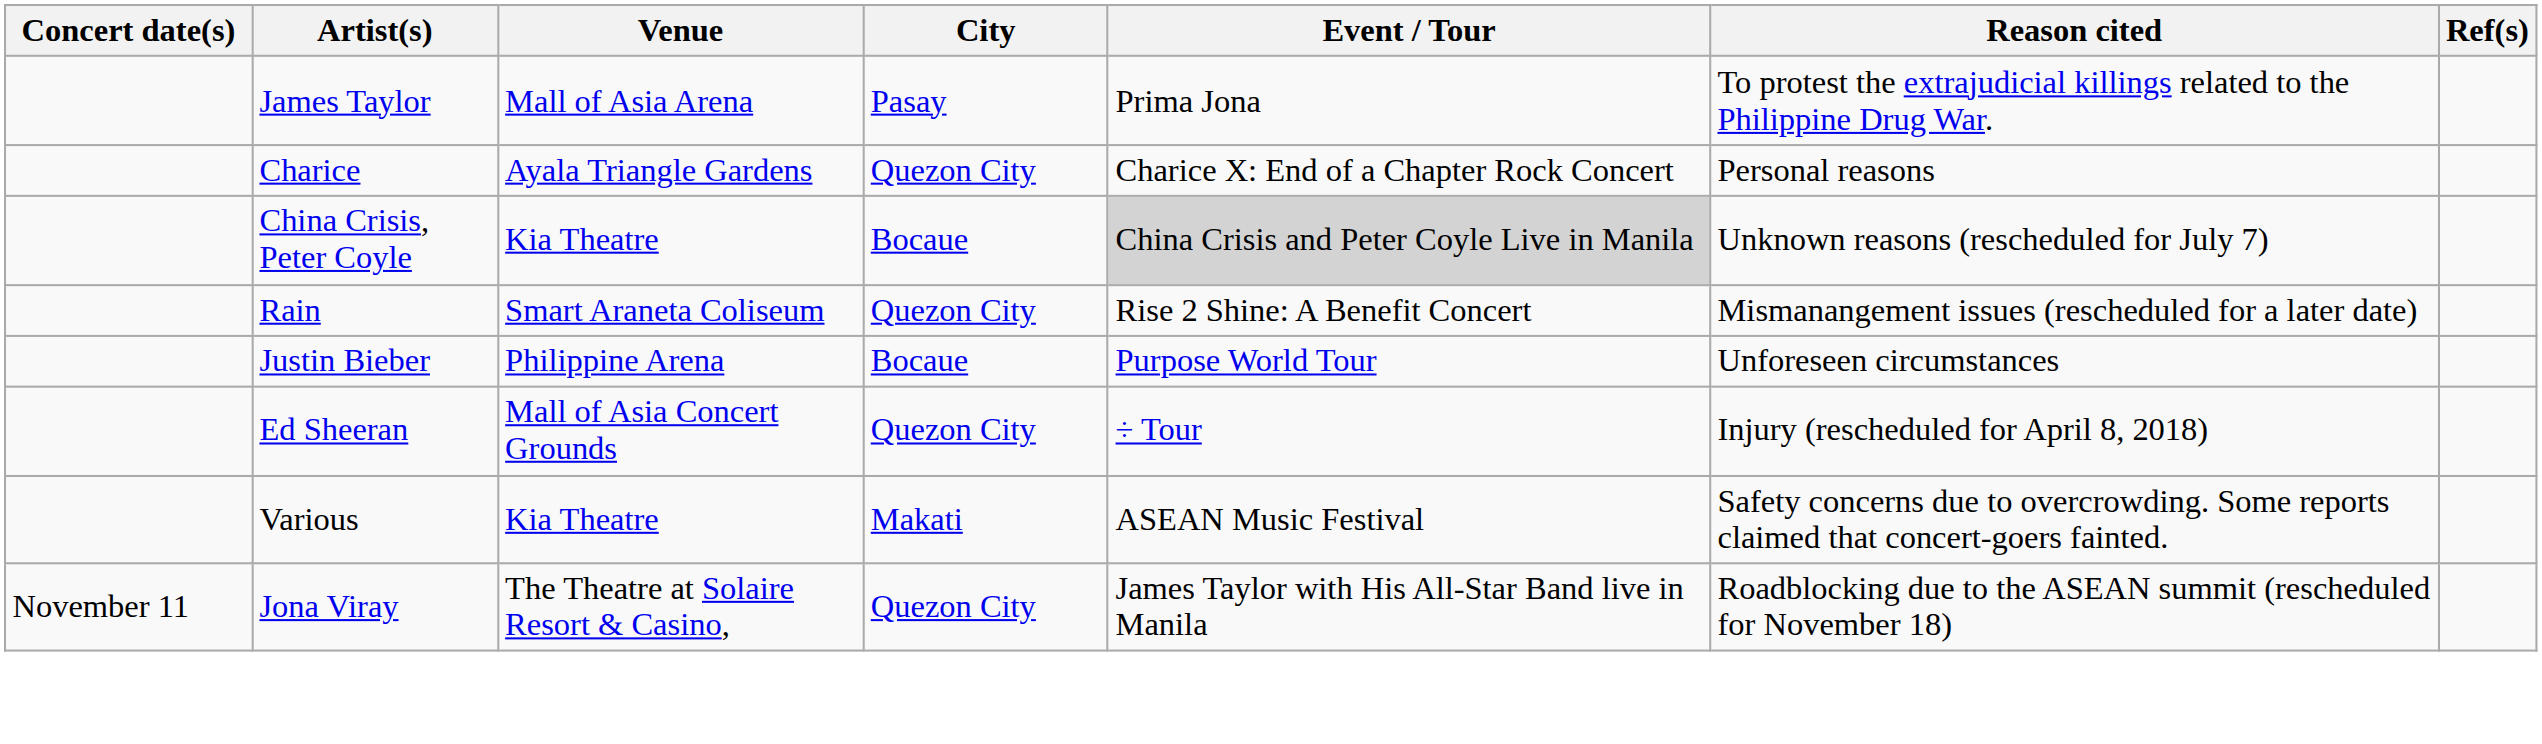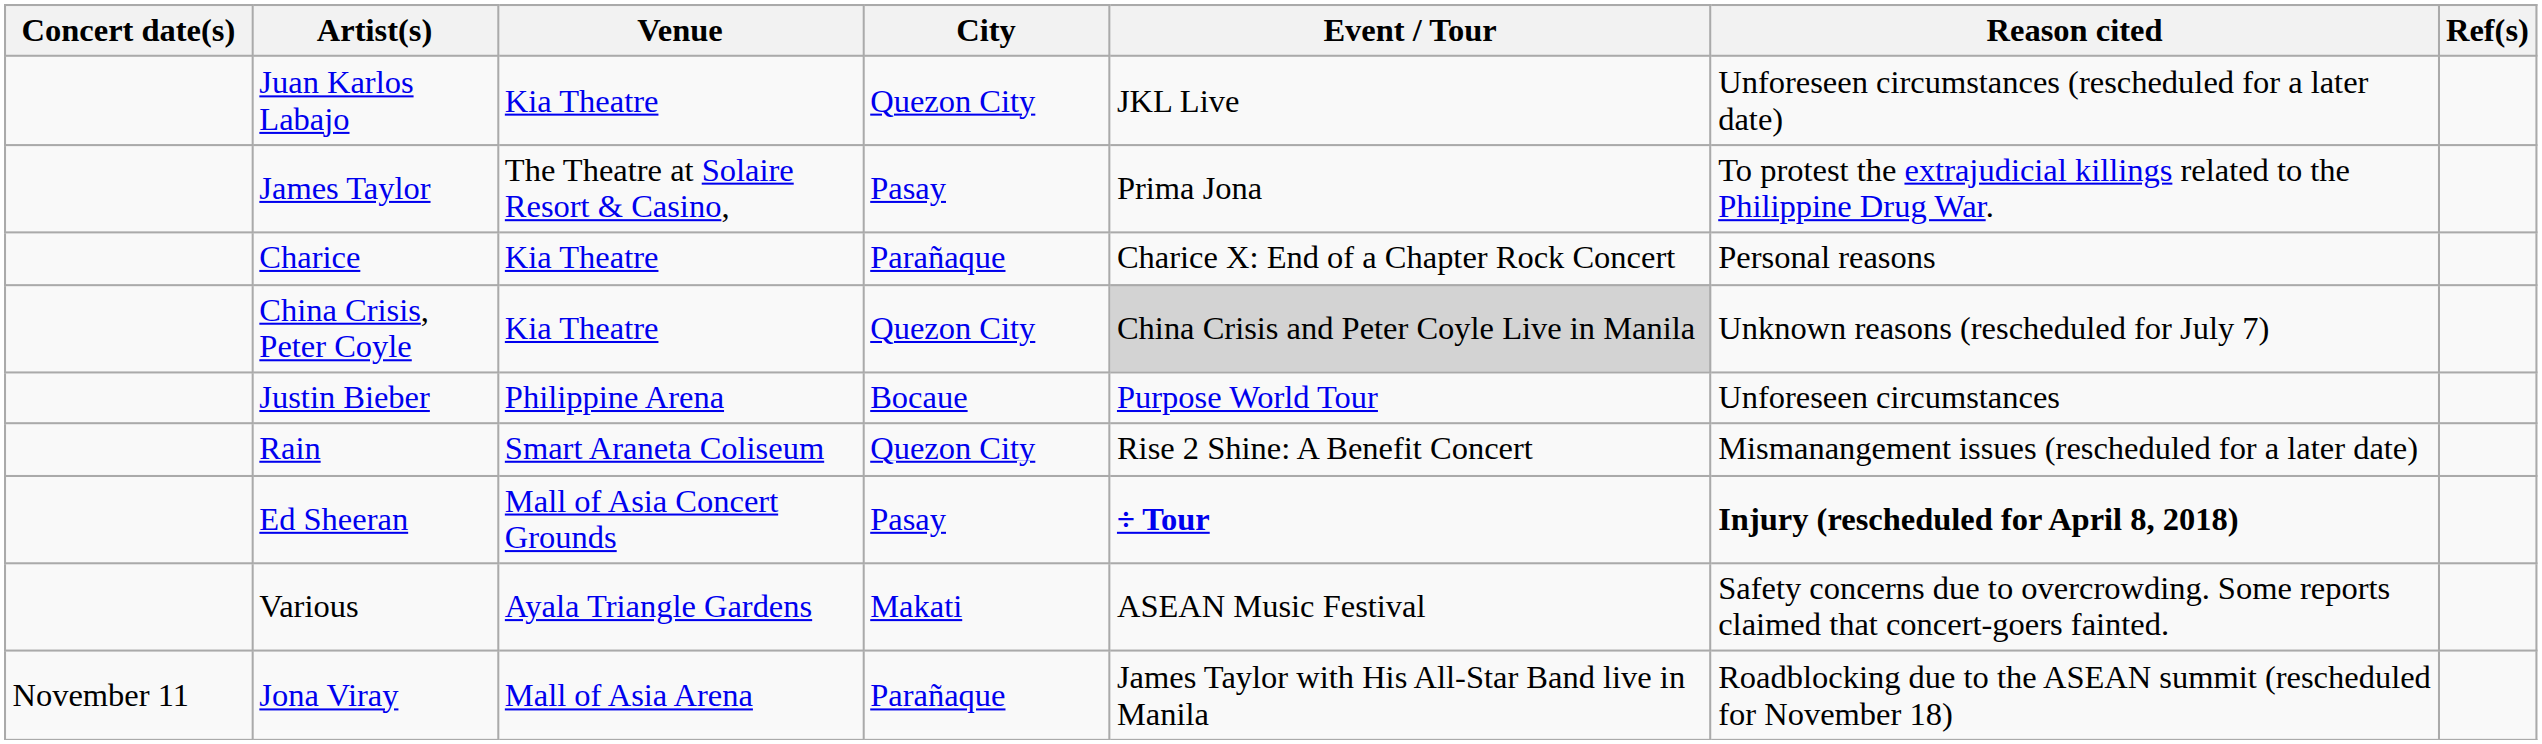+ row: (336, 100)
(629, 100) Mall of Asia Arena -> (649, 188) The Theatre at Solaire Resort & Casino,
(659, 169) Ayala Triangle Gardens -> (582, 257) Kia Theatre
(953, 169) Quezon City -> (938, 257) Parañaque
(919, 239) Bocaue -> (953, 327) Quezon City
rows swapped: (345, 360) <-> (290, 309)
(953, 430) Quezon City -> (908, 518) Pasay
(1159, 430) normal -> (1163, 518) bold
(1963, 430) normal -> (1978, 518) bold
(582, 518) Kia Theatre -> (659, 606) Ayala Triangle Gardens
(650, 606) The Theatre at Solaire Resort & Casino, -> (629, 694) Mall of Asia Arena
(953, 606) Quezon City -> (938, 694) Parañaque
